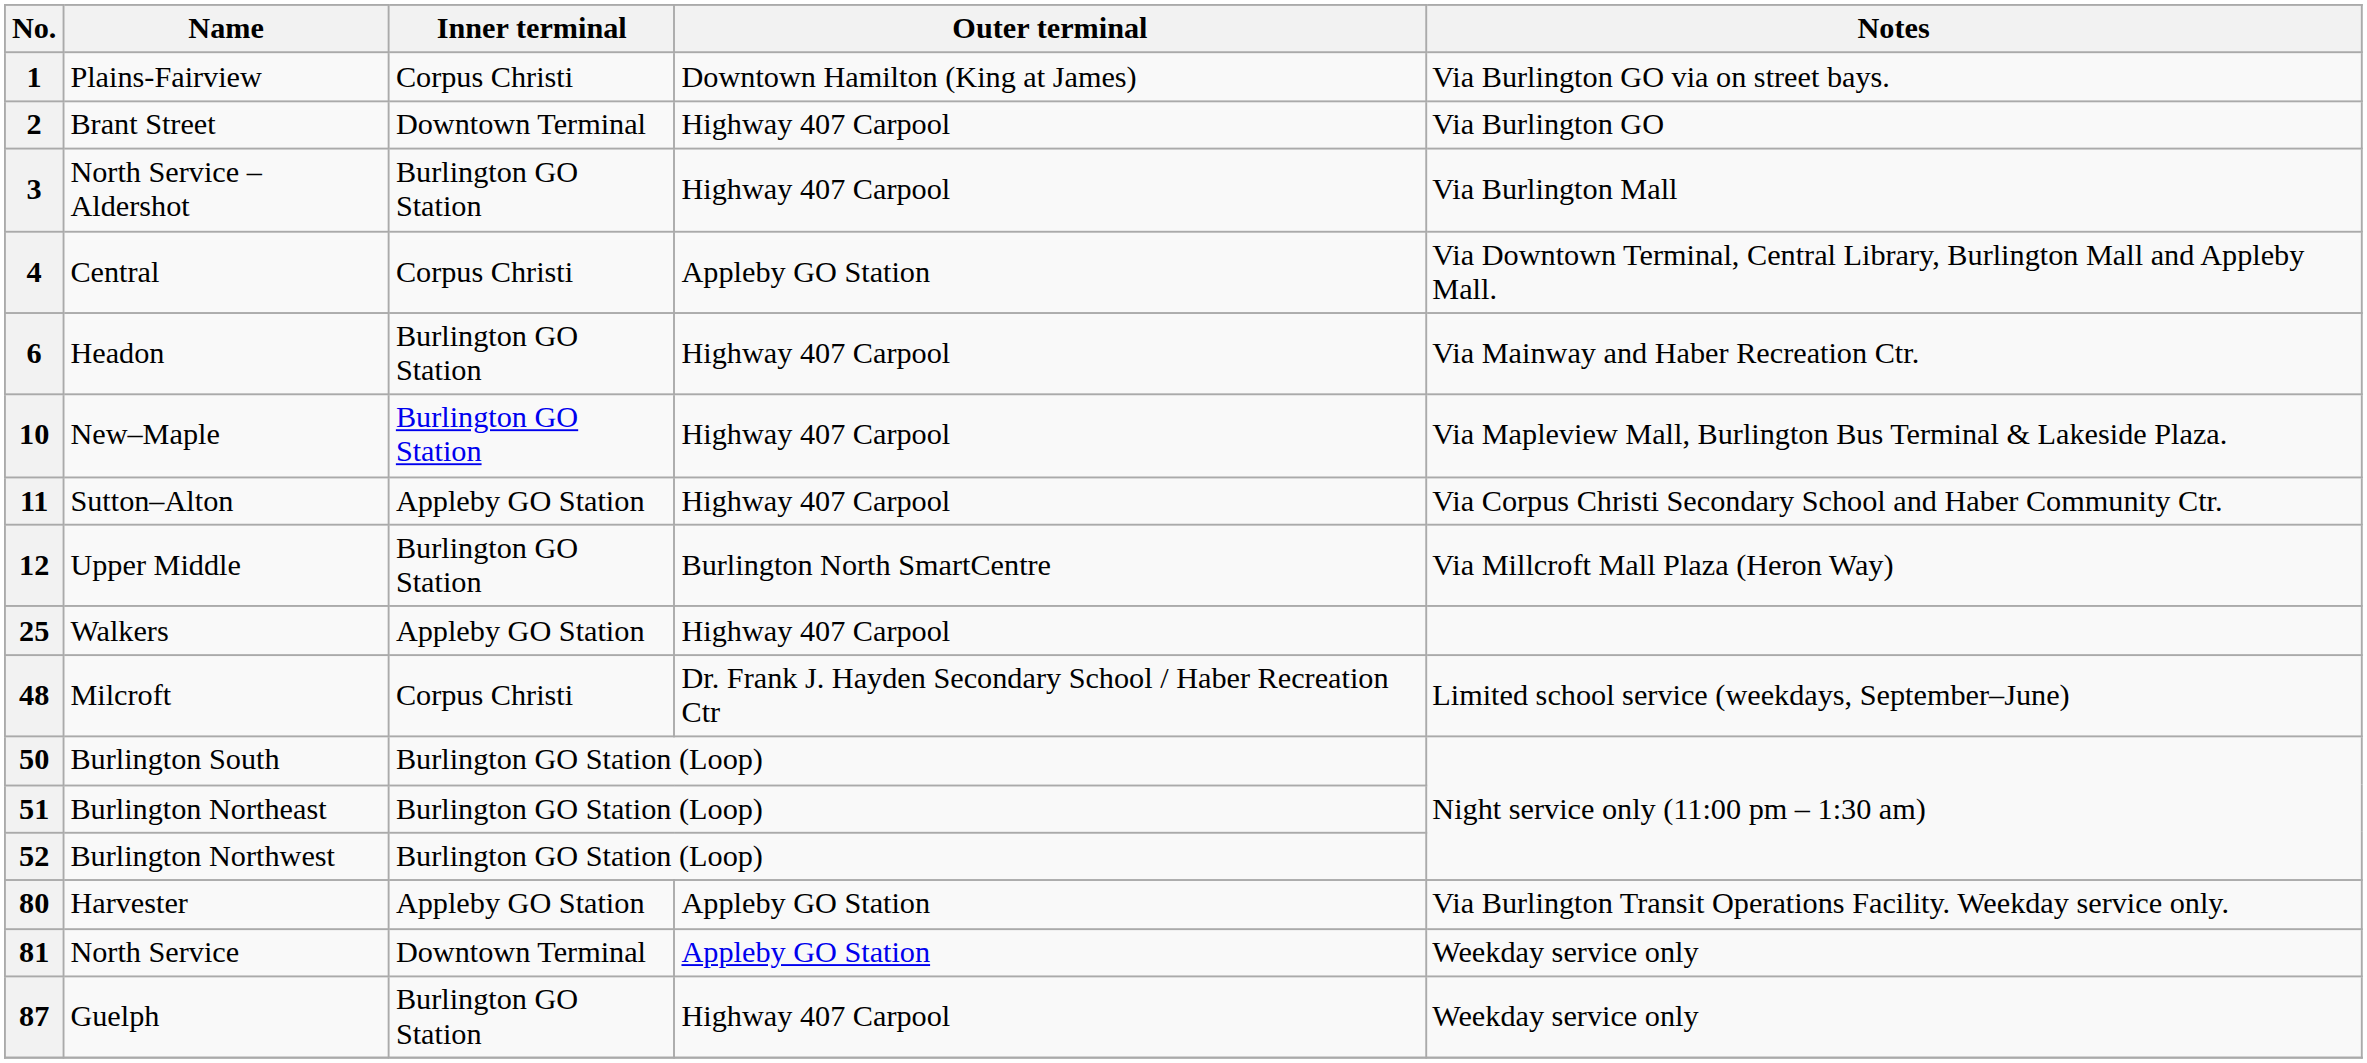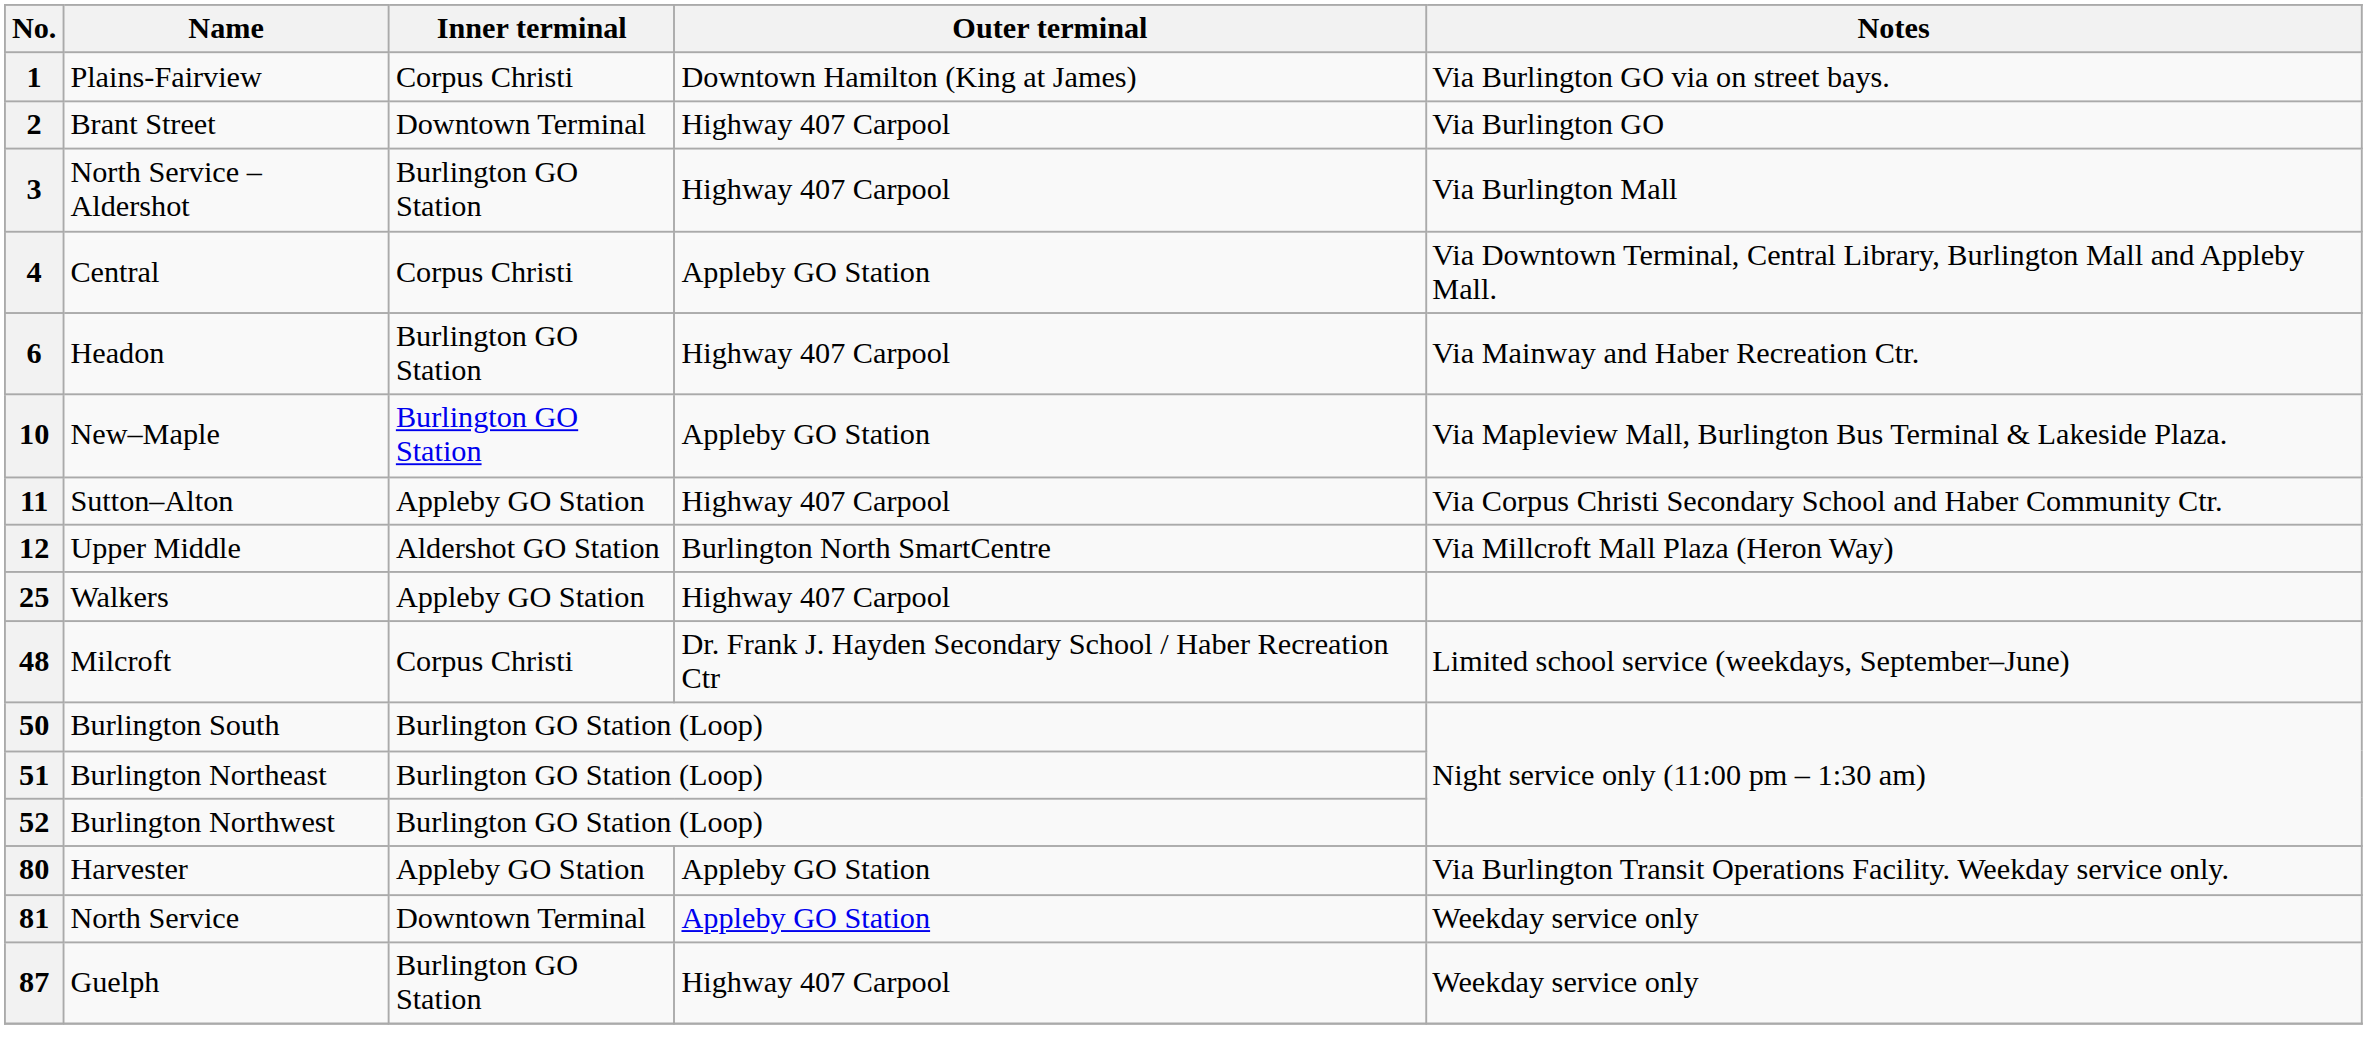(816, 435) Highway 407 Carpool -> (806, 435) Appleby GO Station
(487, 565) Burlington GO Station -> (528, 548) Aldershot GO Station
